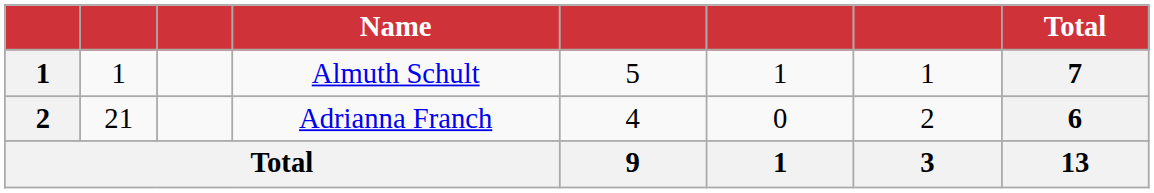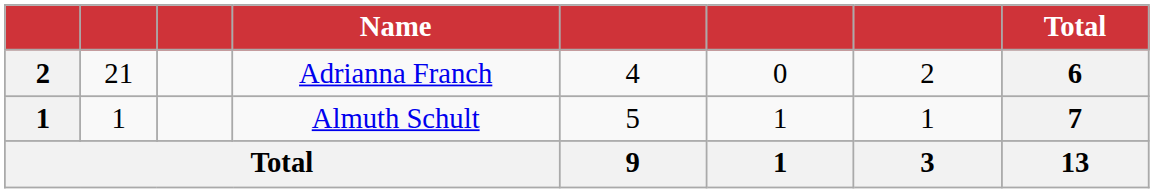rows swapped: (396, 72) <-> (396, 118)
